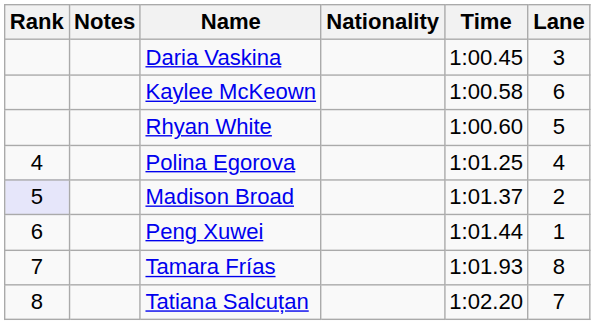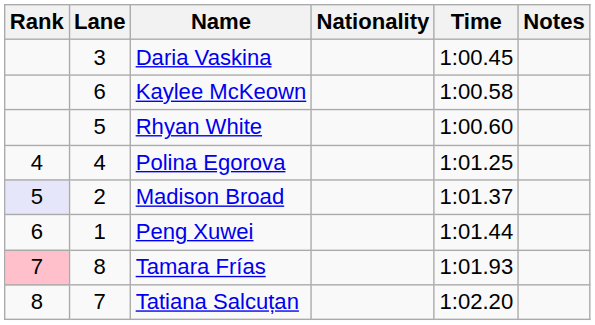columns swapped: (559, 22) <-> (105, 22)
(37, 267) no background -> (37, 267) pink background
